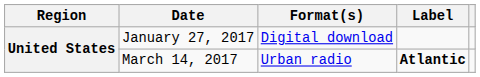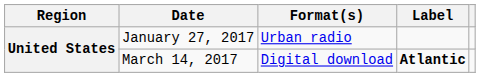(327, 38) Digital download -> (306, 38) Urban radio
(306, 61) Urban radio -> (327, 61) Digital download
